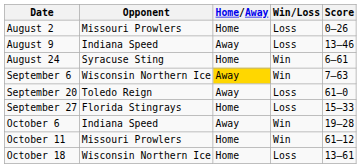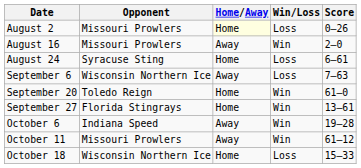(227, 28) no background -> (227, 28) lightyellow background
- row: (30, 44)
+ row: (33, 44)
(282, 60) Win -> (285, 60) Loss
(227, 76) gold background -> (227, 76) no background
(282, 76) Win -> (285, 76) Loss
(227, 92) Away -> (227, 92) Home
(285, 92) Loss -> (282, 92) Win
(285, 108) Loss -> (282, 108) Win
(339, 108) 15–33 -> (339, 108) 13–61
(227, 139) Home -> (227, 139) Away
(339, 155) 13–61 -> (339, 155) 15–33
